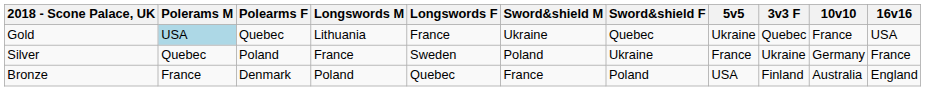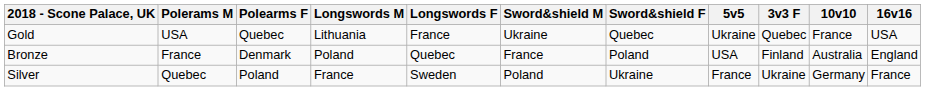(174, 34) lightblue background -> (174, 34) no background
rows swapped: (23, 55) <-> (28, 75)
